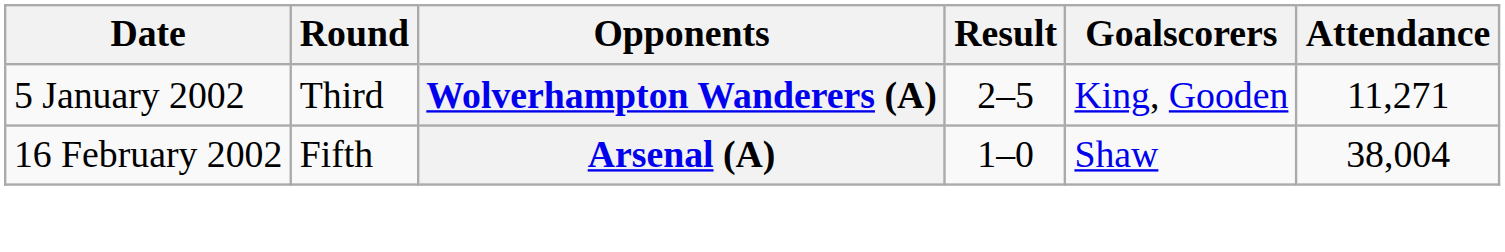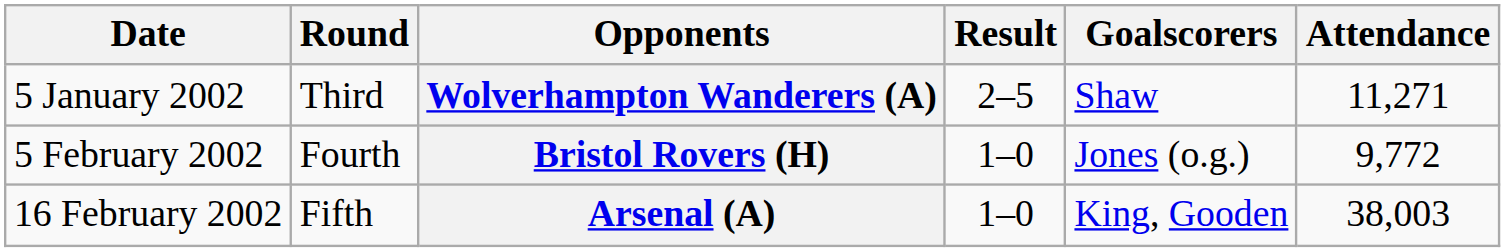(1181, 94) King, Gooden -> (1116, 94) Shaw
+ row: (682, 154)
(1116, 154) Shaw -> (1181, 214) King, Gooden
(1398, 154) 38,004 -> (1398, 214) 38,003
